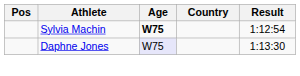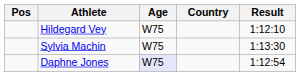+ row: (73, 29)
(153, 29) bold -> (153, 46) normal
(267, 29) 1:12:54 -> (267, 46) 1:13:30
(267, 46) 1:13:30 -> (267, 63) 1:12:54
